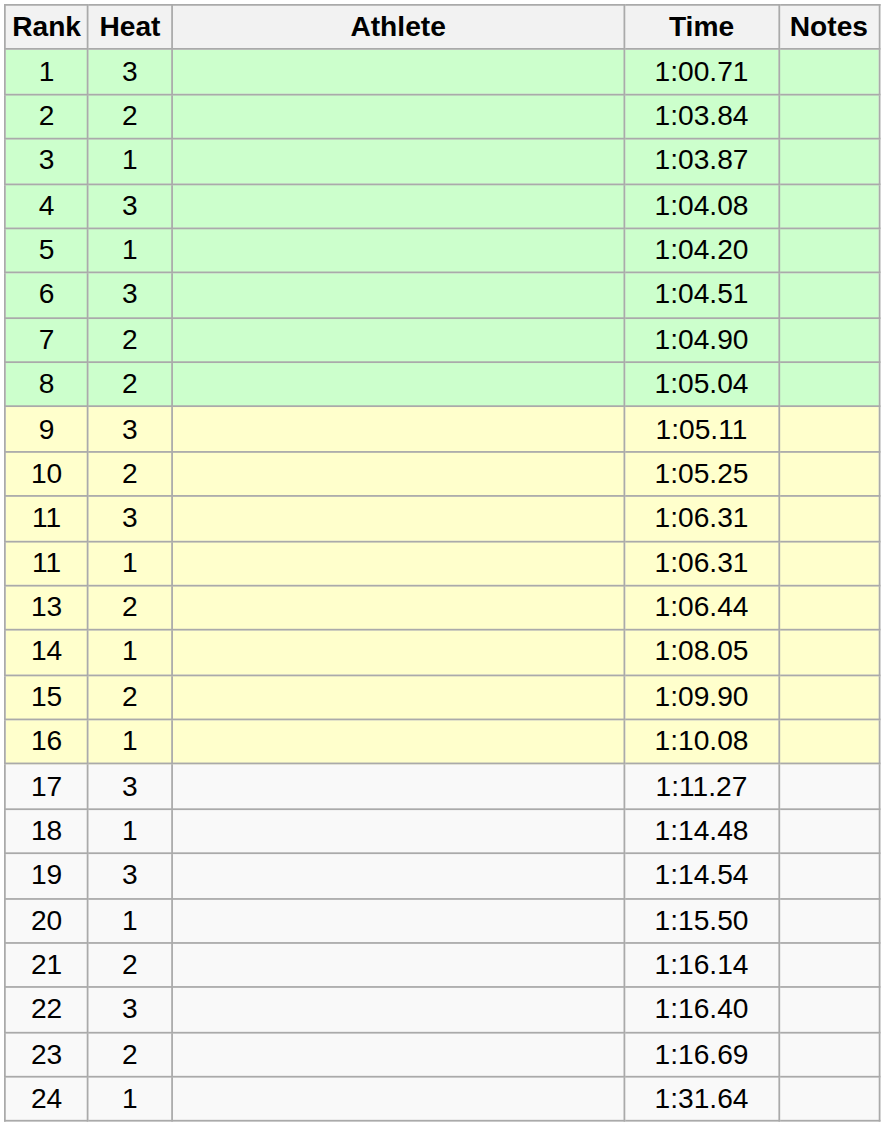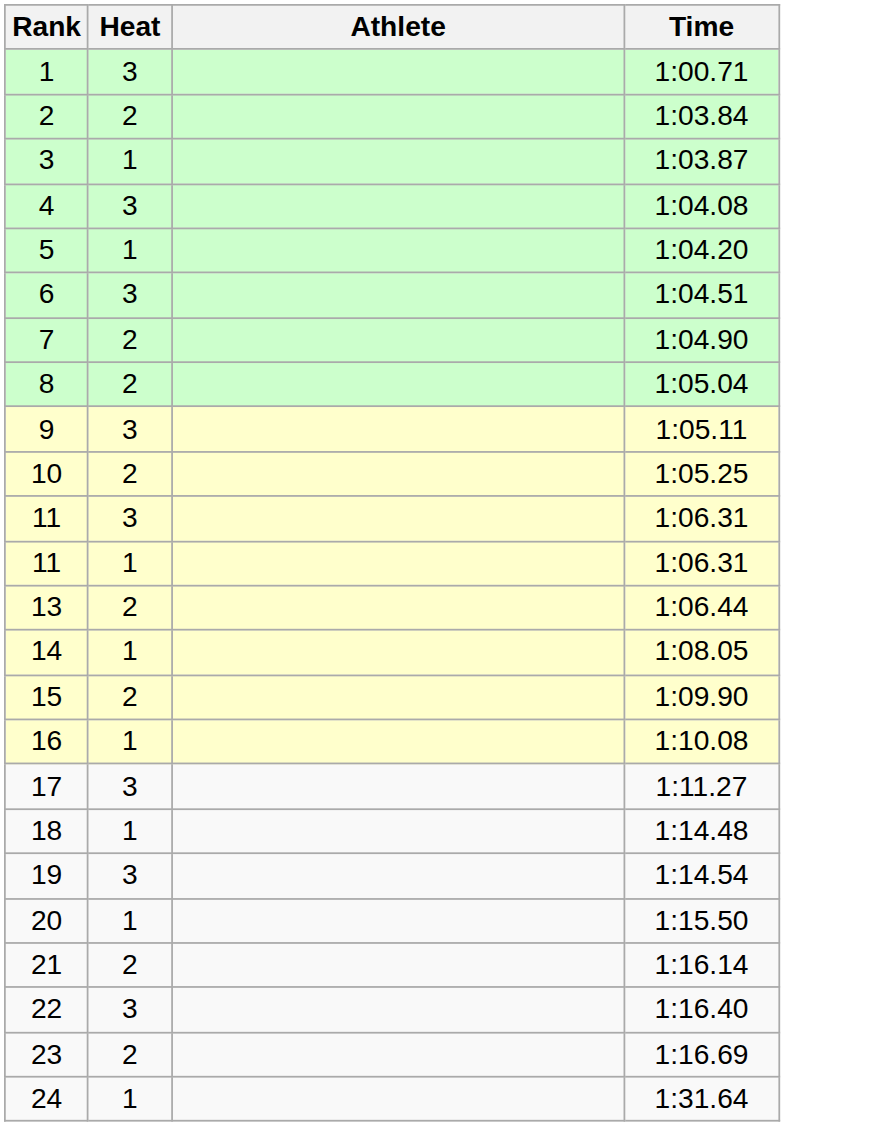- column: (829, 26)
